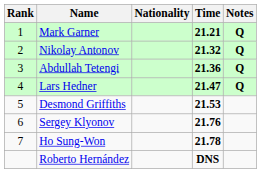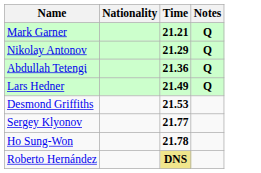- column: (20, 13)
(208, 50) 21.32 -> (176, 50) 21.29
(208, 86) 21.47 -> (176, 86) 21.49
(208, 123) 21.76 -> (176, 123) 21.77
(208, 159) no background -> (176, 159) khaki background
